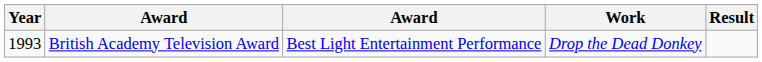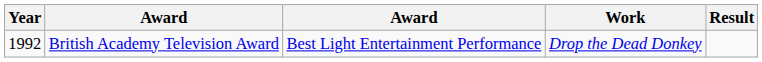(25, 43) 1993 -> (25, 43) 1992
